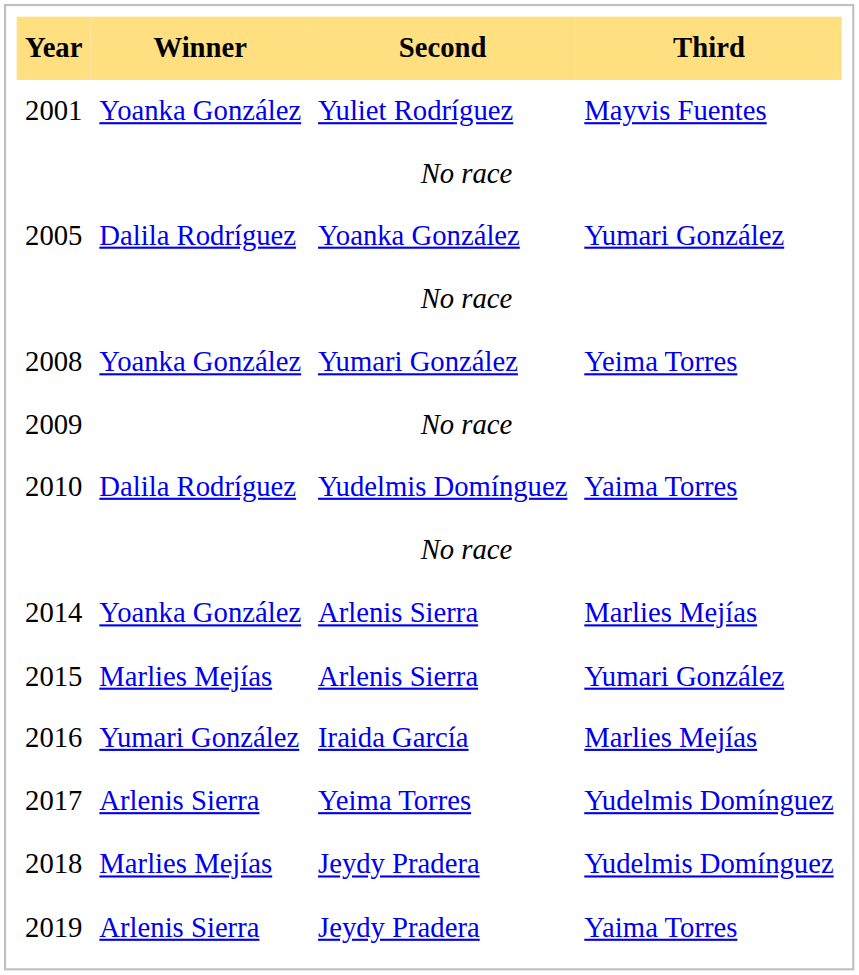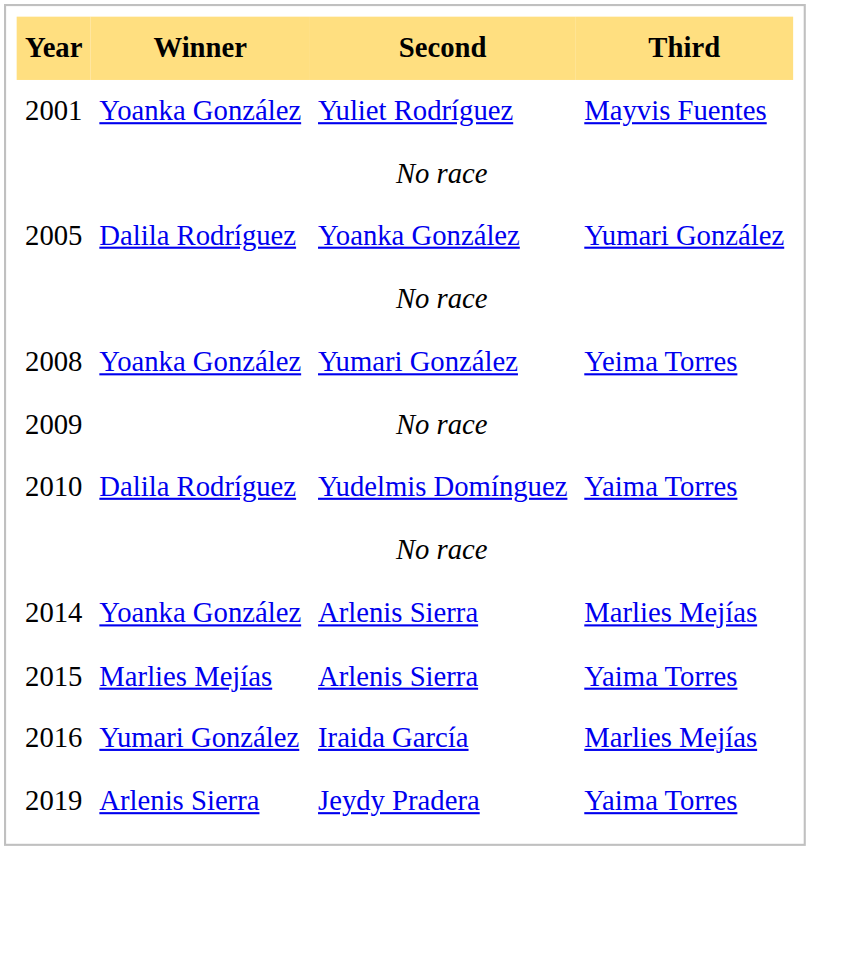(684, 675) Yumari González -> (661, 675) Yaima Torres
- row: (54, 801)
- row: (54, 864)
